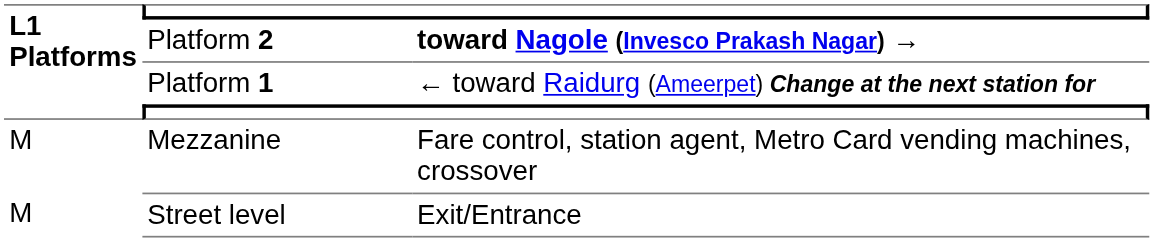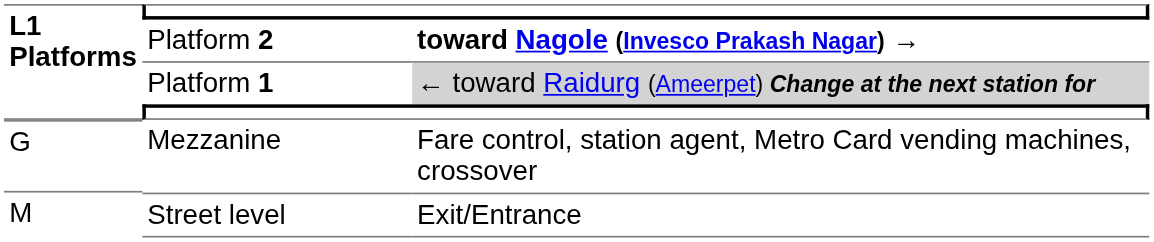(756, 83) no background -> (756, 83) lightgrey background
(21, 140) M -> (20, 142) G
